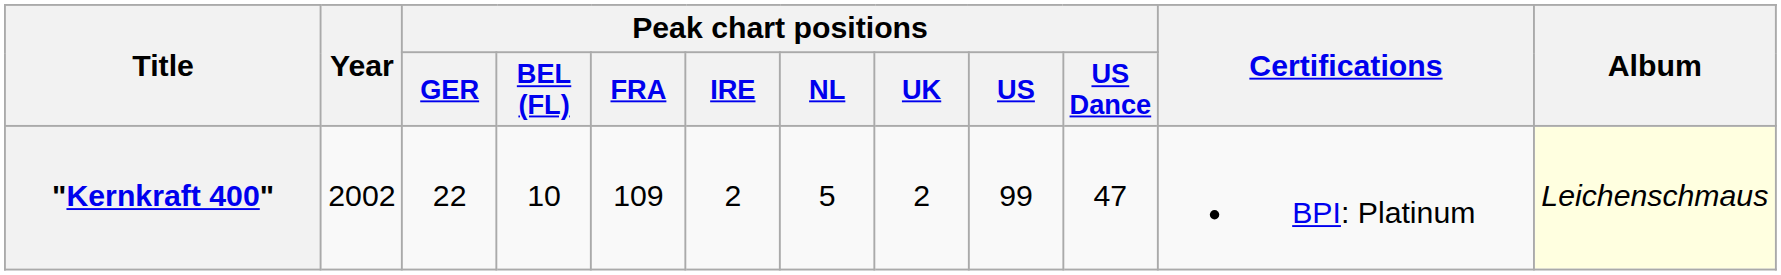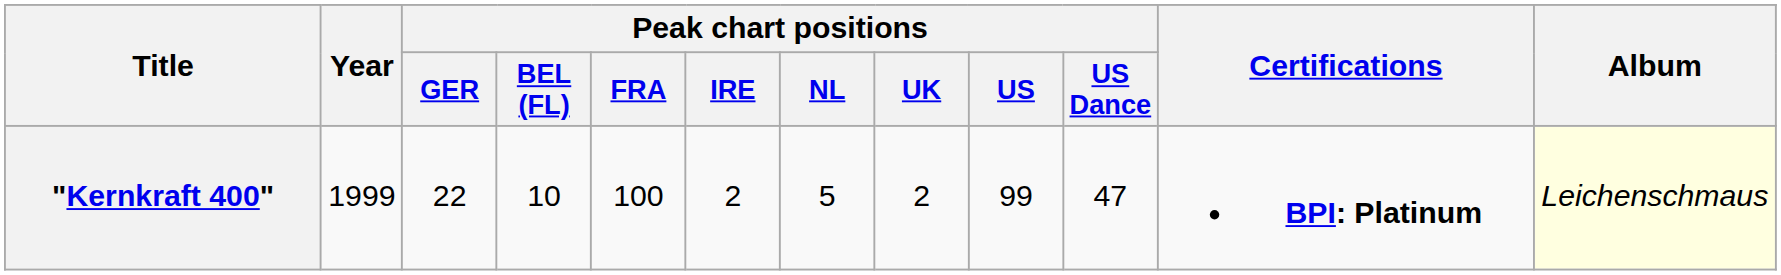(362, 196) 2002 -> (362, 196) 1999
(638, 196) 109 -> (638, 196) 100
(1346, 214) normal -> (1346, 214) bold
